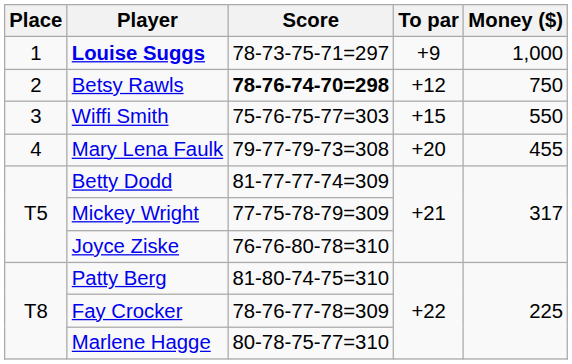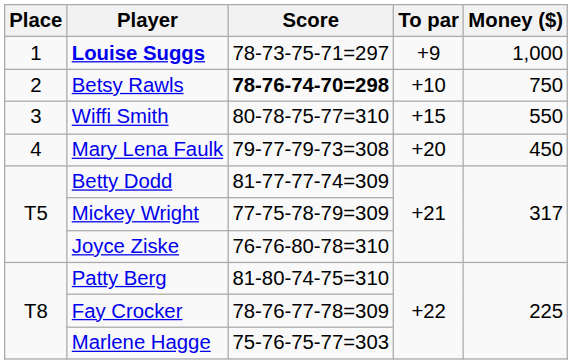(429, 85) +12 -> (429, 85) +10
(311, 117) 75-76-75-77=303 -> (311, 117) 80-78-75-77=310
(546, 149) 455 -> (546, 149) 450
(311, 342) 80-78-75-77=310 -> (311, 342) 75-76-75-77=303
